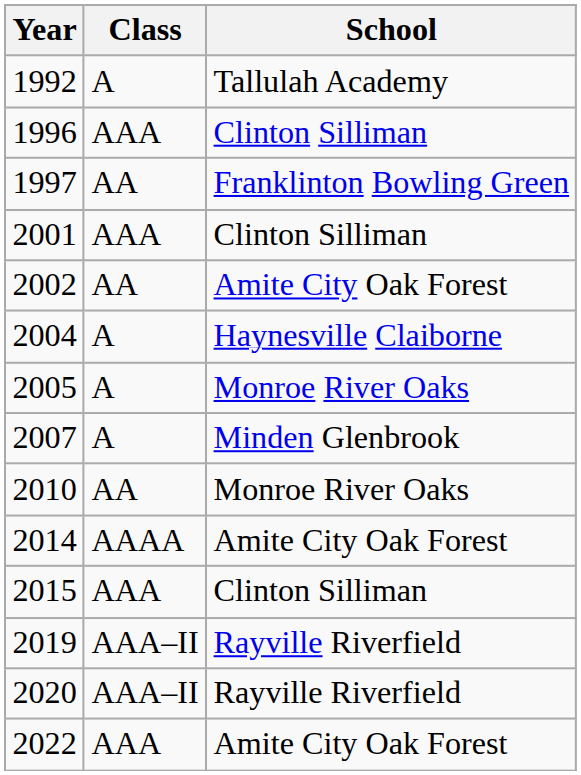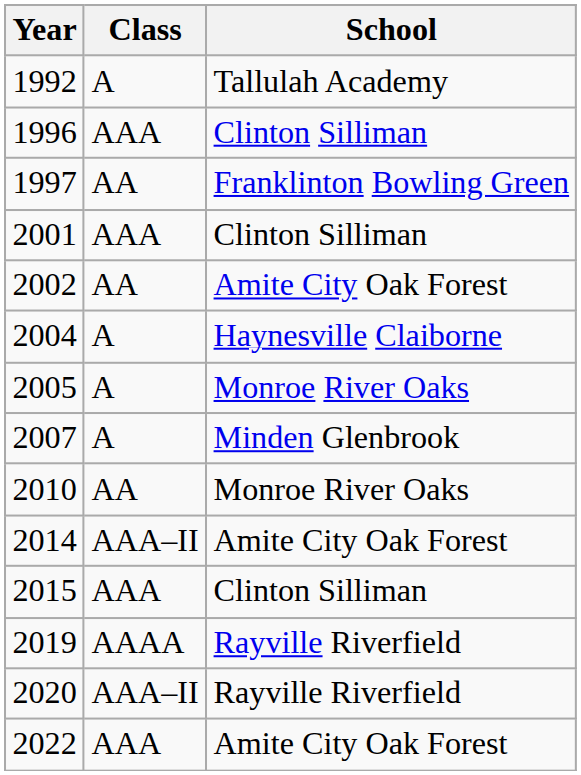(138, 540) AAAA -> (145, 540) AAA–II
(145, 642) AAA–II -> (138, 642) AAAA
